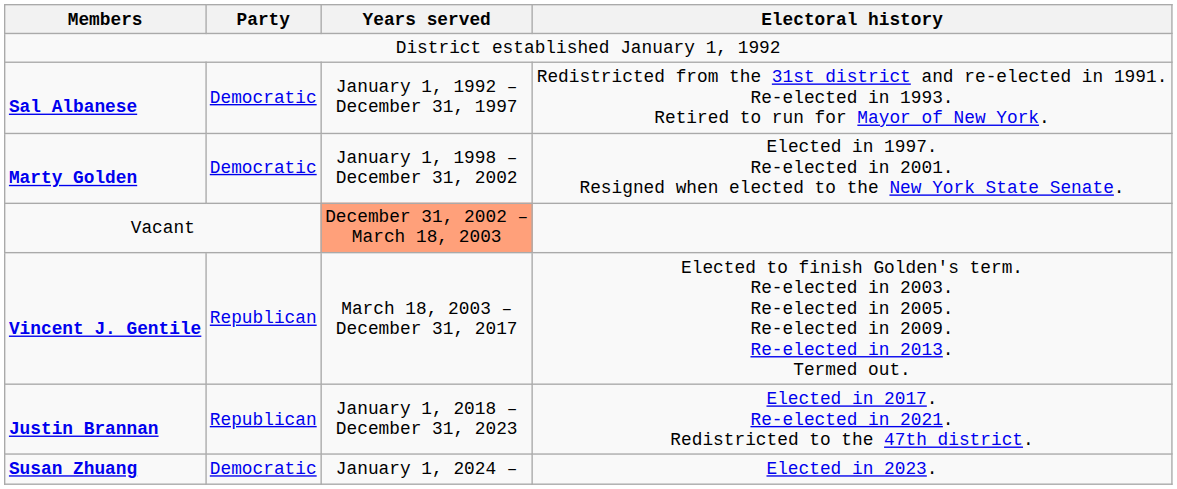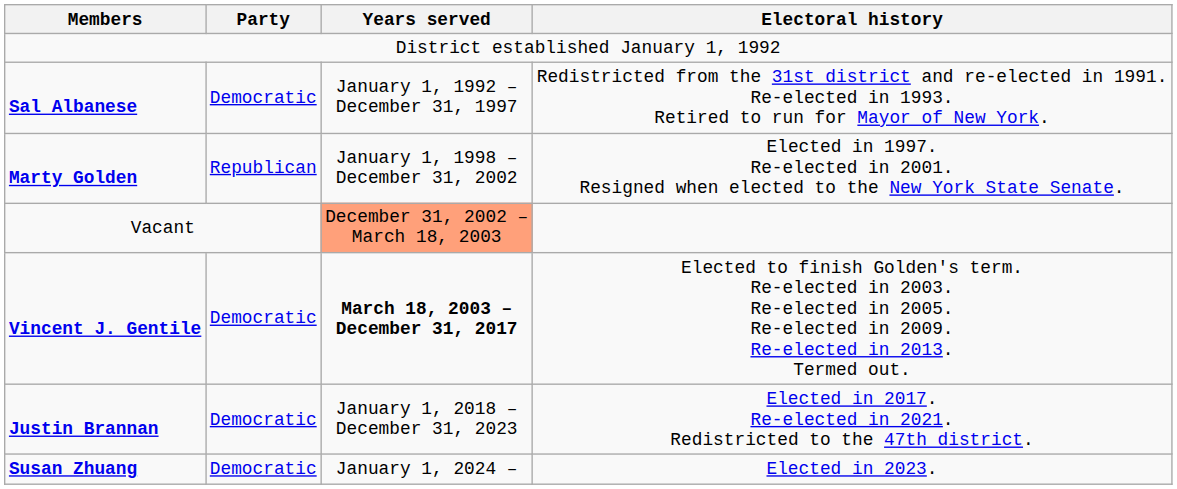(263, 168) Democratic -> (263, 168) Republican
(263, 318) Republican -> (263, 318) Democratic
(427, 318) normal -> (427, 318) bold
(263, 419) Republican -> (263, 419) Democratic
